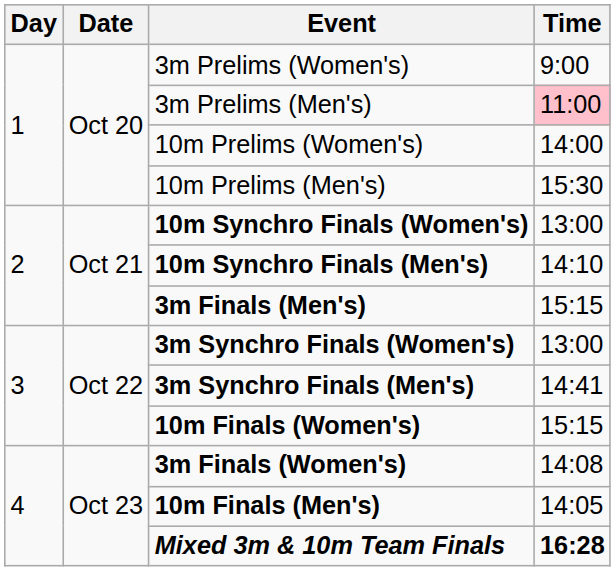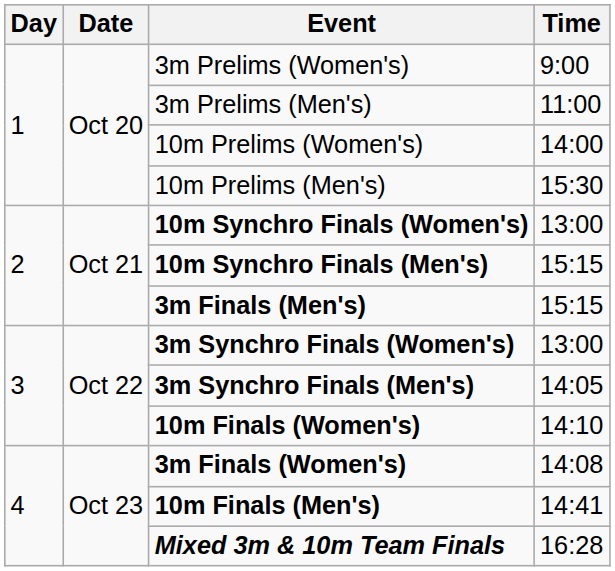(571, 104) pink background -> (571, 104) no background
(572, 265) 14:10 -> (572, 265) 15:15
(572, 385) 14:41 -> (572, 385) 14:05
(572, 425) 15:15 -> (572, 425) 14:10
(572, 505) 14:05 -> (572, 505) 14:41
(572, 545) bold -> (572, 545) normal
